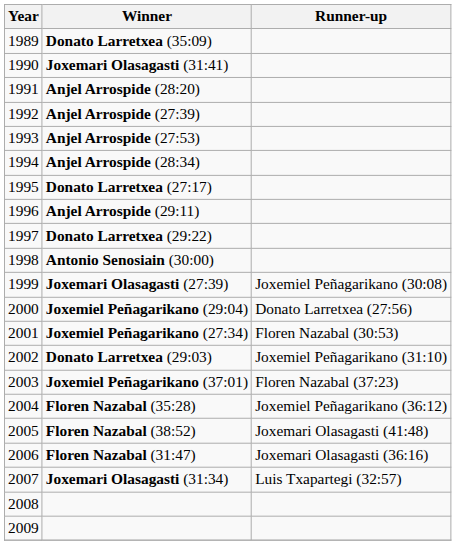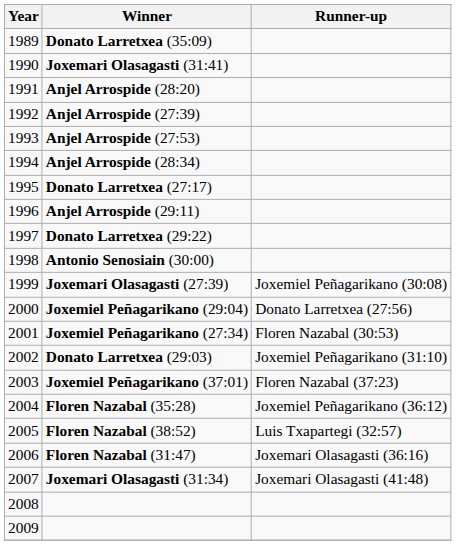(342, 430) Joxemari Olasagasti (41:48) -> (328, 430) Luis Txapartegi (32:57)
(328, 479) Luis Txapartegi (32:57) -> (342, 479) Joxemari Olasagasti (41:48)
